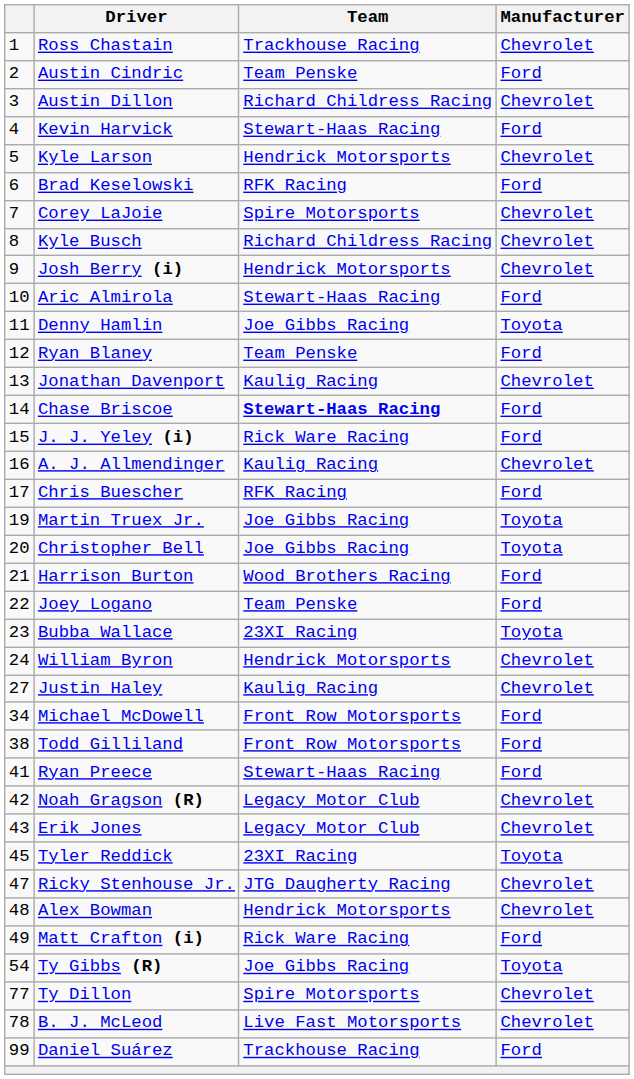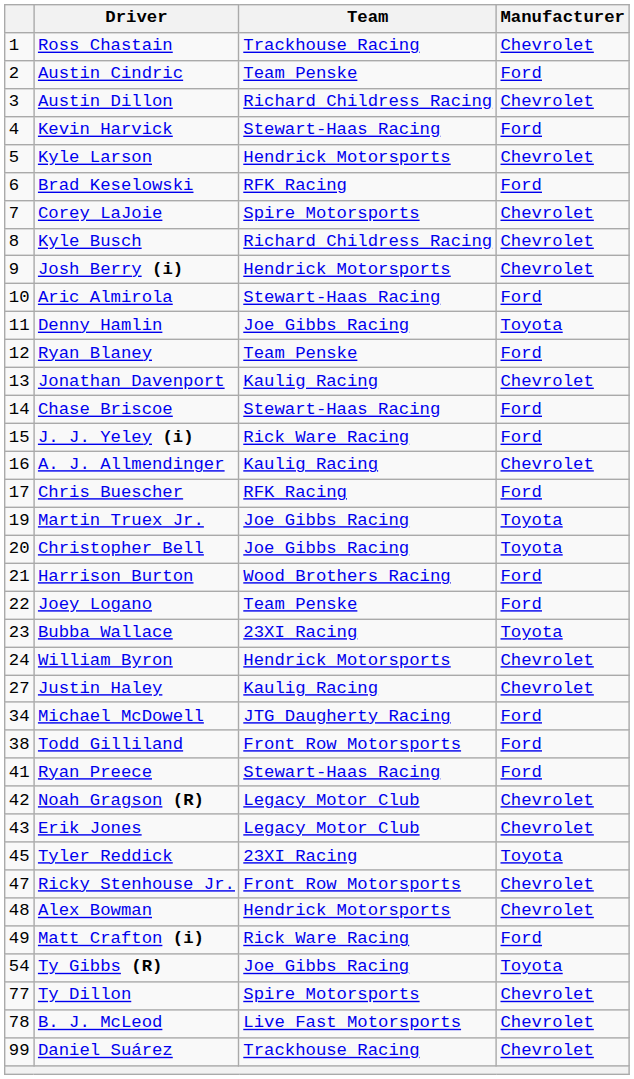(342, 410) bold -> (342, 410) normal
(352, 717) Front Row Motorsports -> (347, 717) JTG Daugherty Racing
(347, 884) JTG Daugherty Racing -> (352, 884) Front Row Motorsports
(521, 1052) Ford -> (547, 1052) Chevrolet
